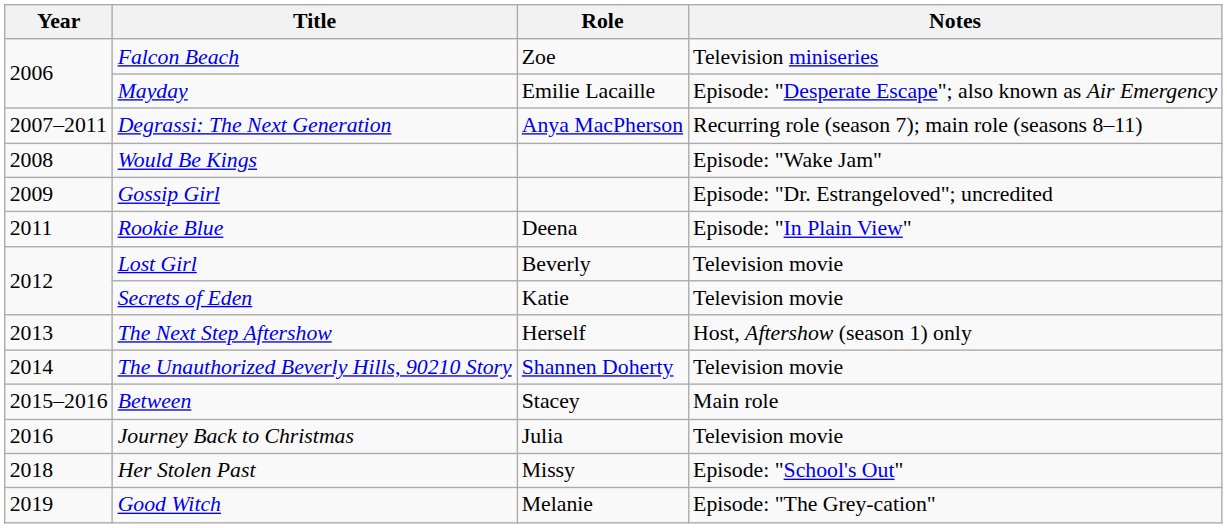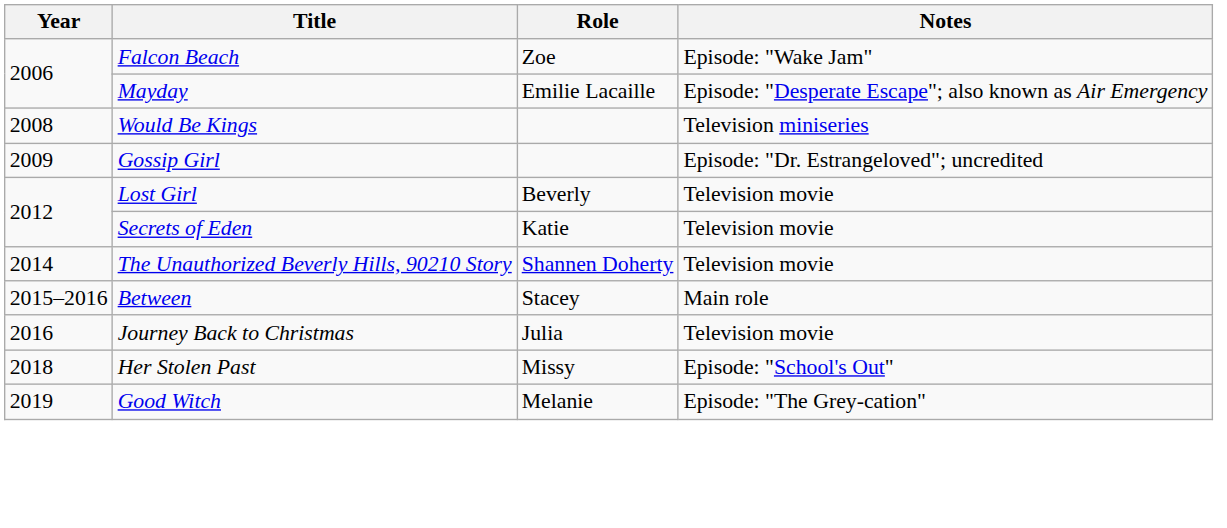(786, 56) Television miniseries -> (778, 56) Episode: "Wake Jam"
- row: (255, 125)
(788, 159) Episode: "Wake Jam" -> (776, 125) Television miniseries
- row: (171, 228)
- row: (225, 332)
